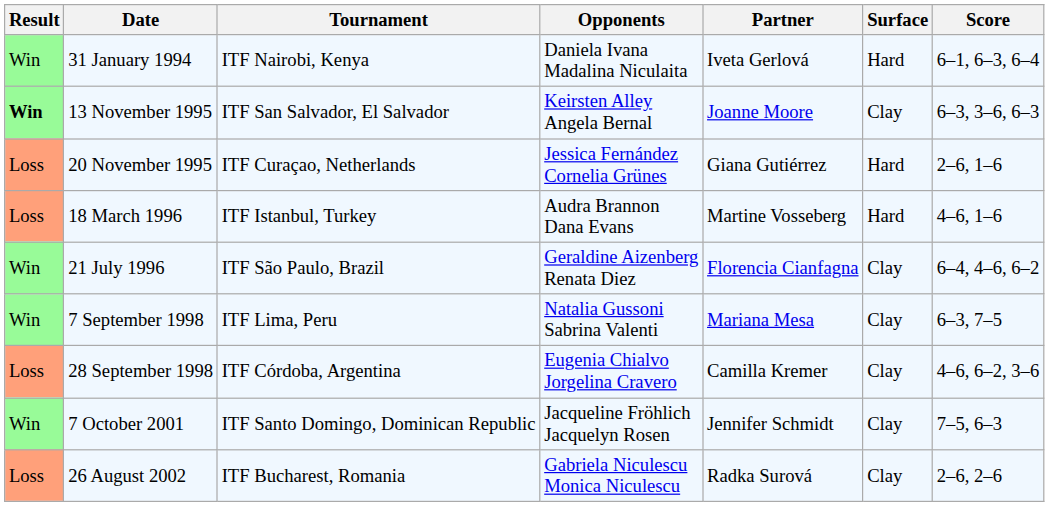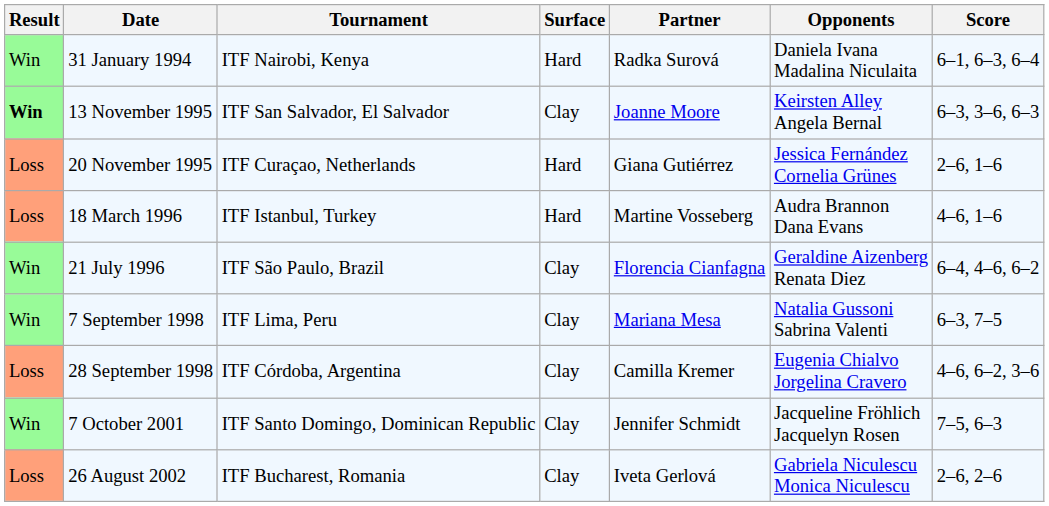columns swapped: (898, 19) <-> (621, 19)
(758, 60) Iveta Gerlová -> (666, 60) Radka Surová
(760, 474) Radka Surová -> (665, 474) Iveta Gerlová
